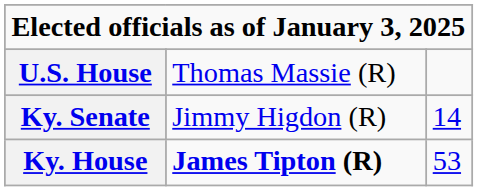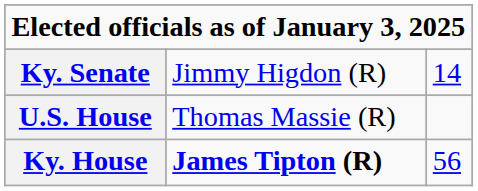rows swapped: (85, 71) <-> (85, 116)
(447, 161) 53 -> (447, 161) 56
